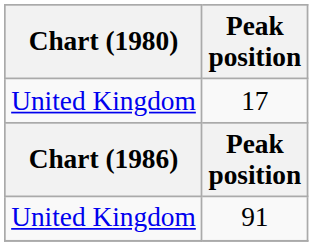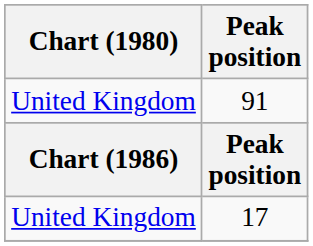rows swapped: (255, 100) <-> (255, 217)
